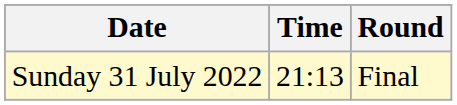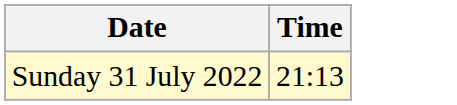- column: (401, 28)
